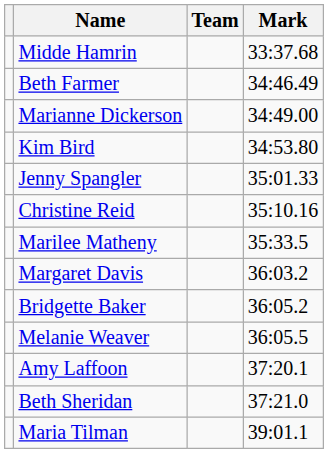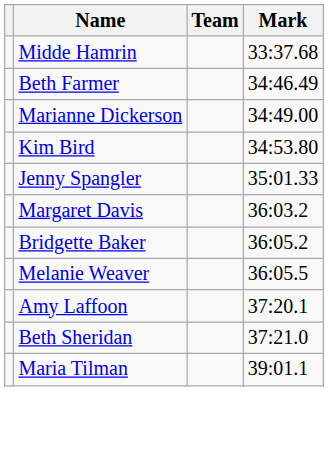- row: (77, 210)
- row: (88, 242)
